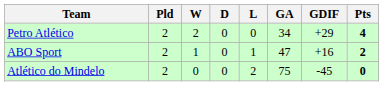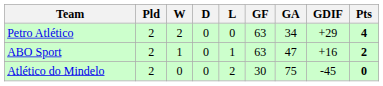+ column: (260, 14)
